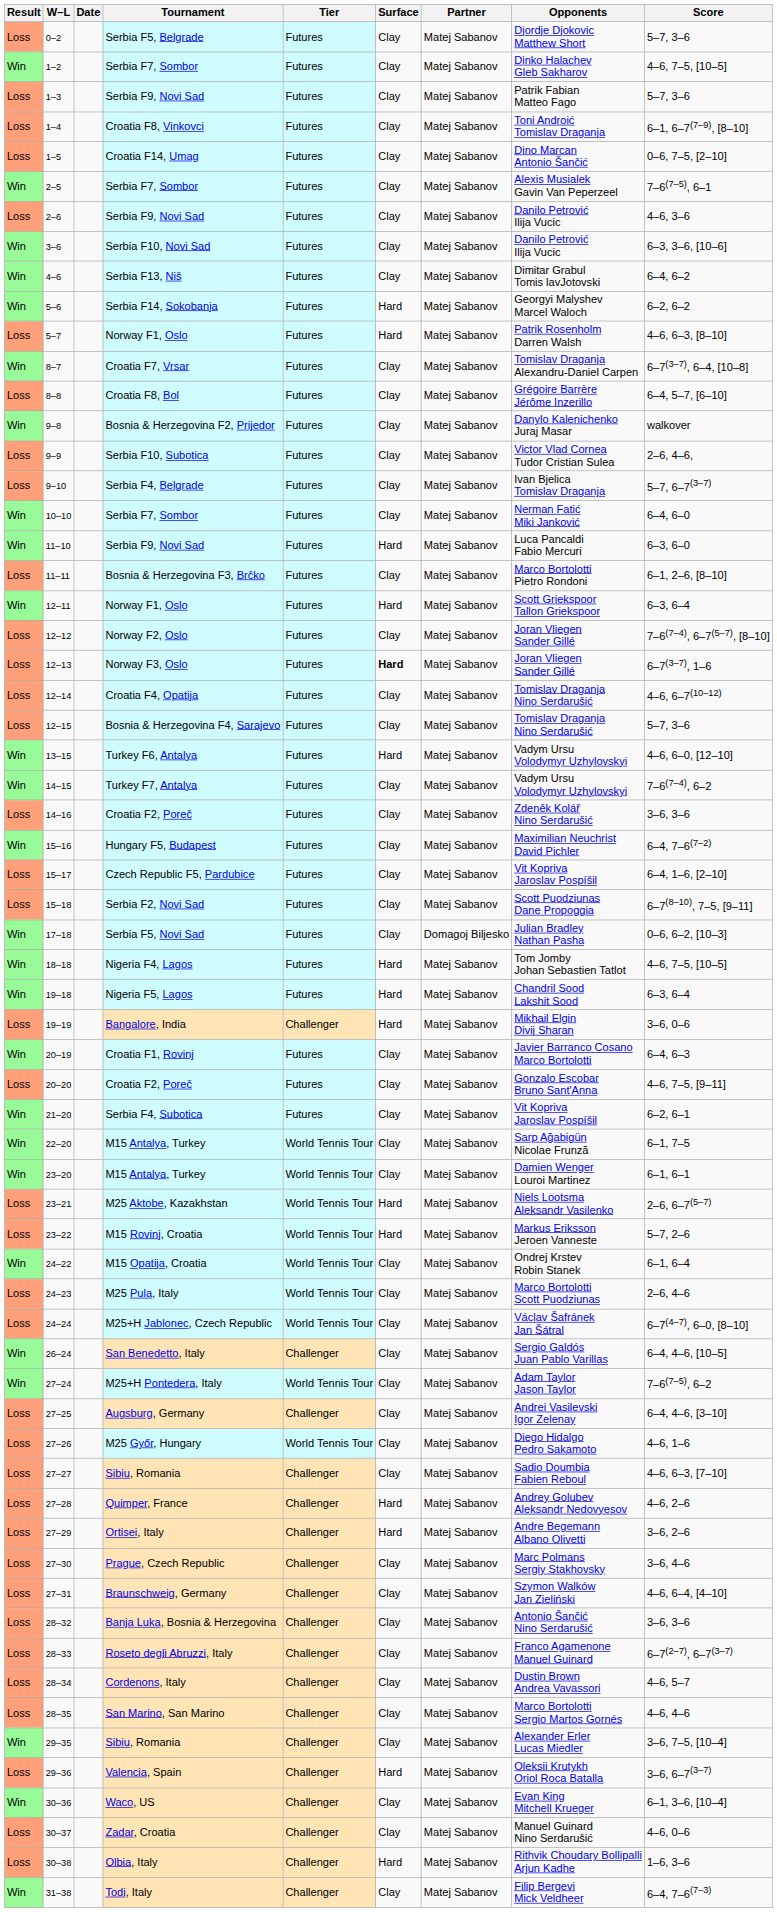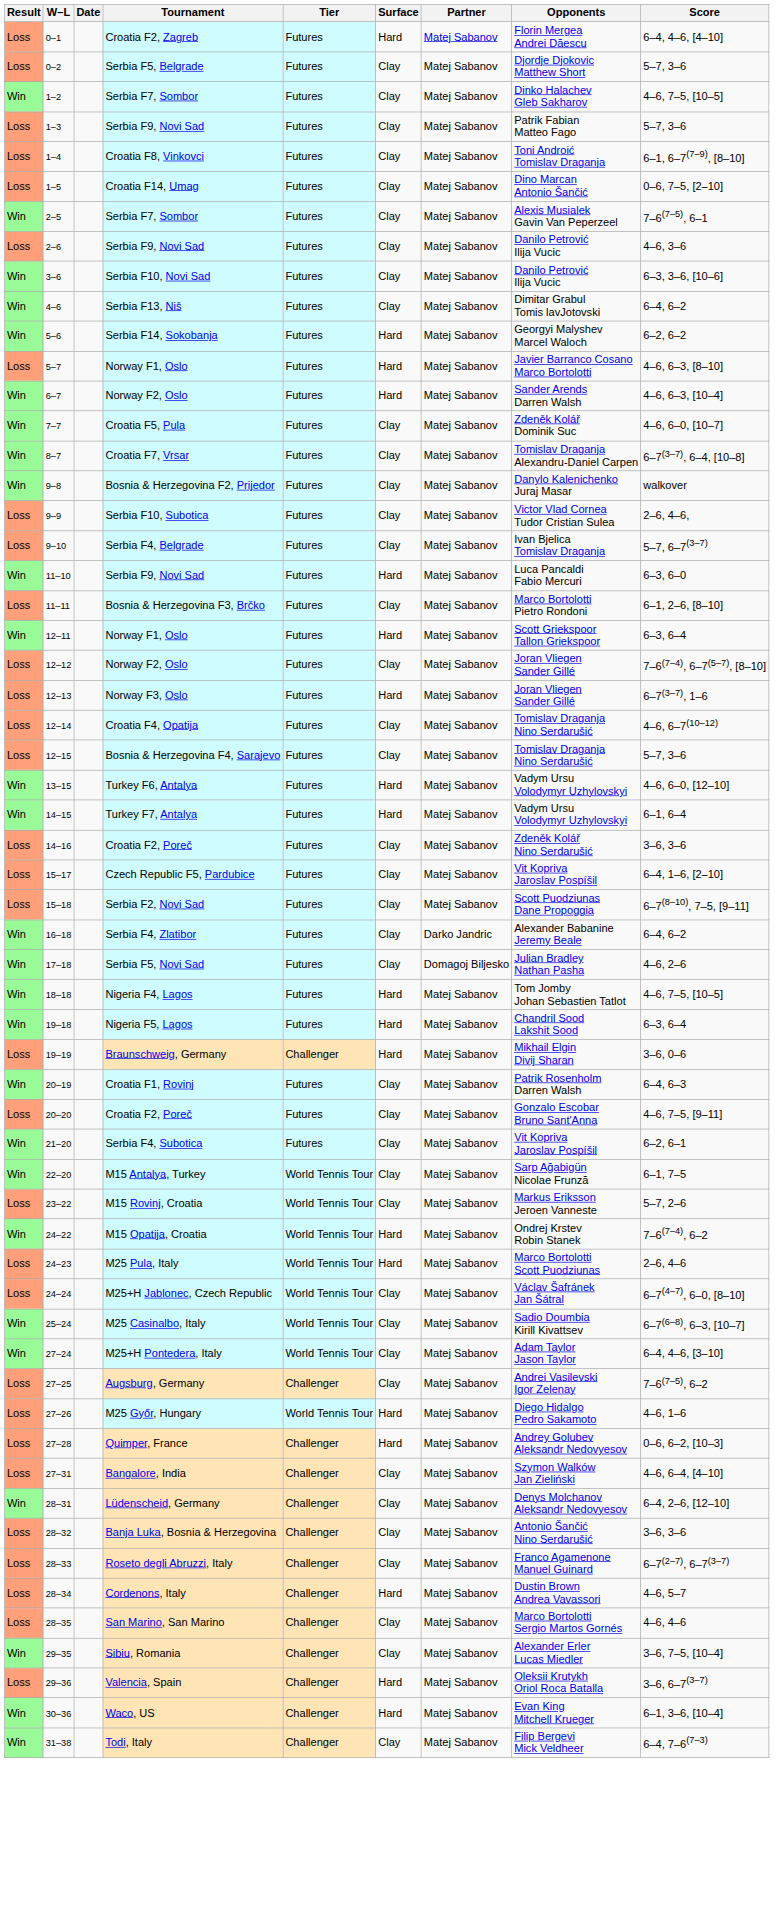+ row: (53, 37)
(558, 336) Patrik Rosenholm Darren Walsh -> (573, 366) Javier Barranco Cosano Marco Bortolotti
+ row: (53, 396)
+ row: (53, 426)
- row: (53, 396)
- row: (59, 516)
(391, 665) bold -> (390, 695) normal
(389, 785) Clay -> (390, 815) Hard
(679, 785) 7–6(7–4), 6–2 -> (665, 815) 6–1, 6–4
- row: (59, 845)
+ row: (59, 935)
(687, 934) 0–6, 6–2, [10–3] -> (665, 964) 4–6, 2–6
(146, 1024) Bangalore, India -> (166, 1054) Braunschweig, Germany
(573, 1054) Javier Barranco Cosano Marco Bortolotti -> (558, 1084) Patrik Rosenholm Darren Walsh
- row: (59, 1174)
- row: (59, 1204)
(390, 1234) Hard -> (389, 1204) Clay
(389, 1264) Clay -> (390, 1234) Hard
(668, 1264) 6–1, 6–4 -> (676, 1234) 7–6(7–4), 6–2
(389, 1293) Clay -> (390, 1264) Hard
+ row: (59, 1324)
- row: (59, 1354)
(679, 1383) 7–6(7–5), 6–2 -> (683, 1353) 6–4, 4–6, [3–10]
(687, 1413) 6–4, 4–6, [3–10] -> (676, 1383) 7–6(7–5), 6–2
(389, 1443) Clay -> (390, 1413) Hard
- row: (59, 1474)
(668, 1503) 4–6, 2–6 -> (683, 1443) 0–6, 6–2, [10–3]
- row: (59, 1534)
- row: (59, 1564)
(166, 1593) Braunschweig, Germany -> (146, 1473) Bangalore, India
+ row: (59, 1504)
(389, 1683) Clay -> (390, 1593) Hard
(389, 1802) Clay -> (390, 1712) Hard
- row: (59, 1833)
- row: (59, 1863)
